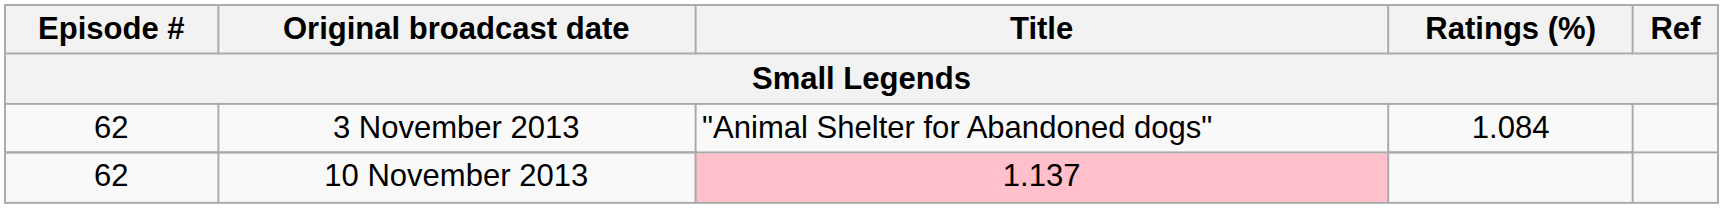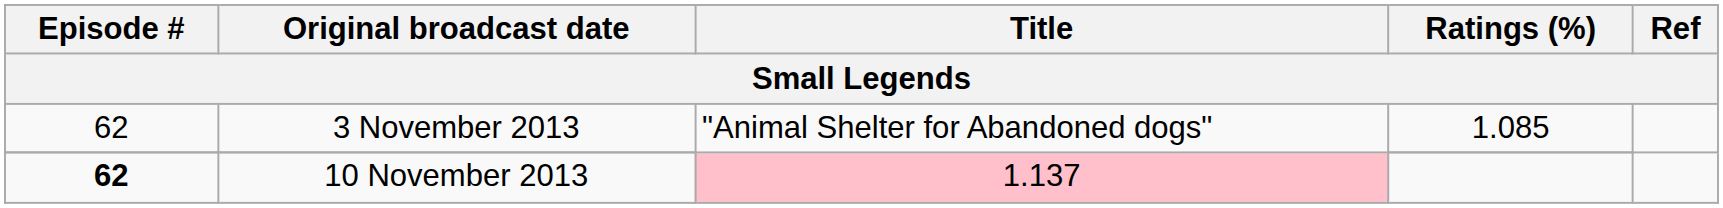(1511, 127) 1.084 -> (1511, 127) 1.085
(111, 176) normal -> (111, 176) bold
